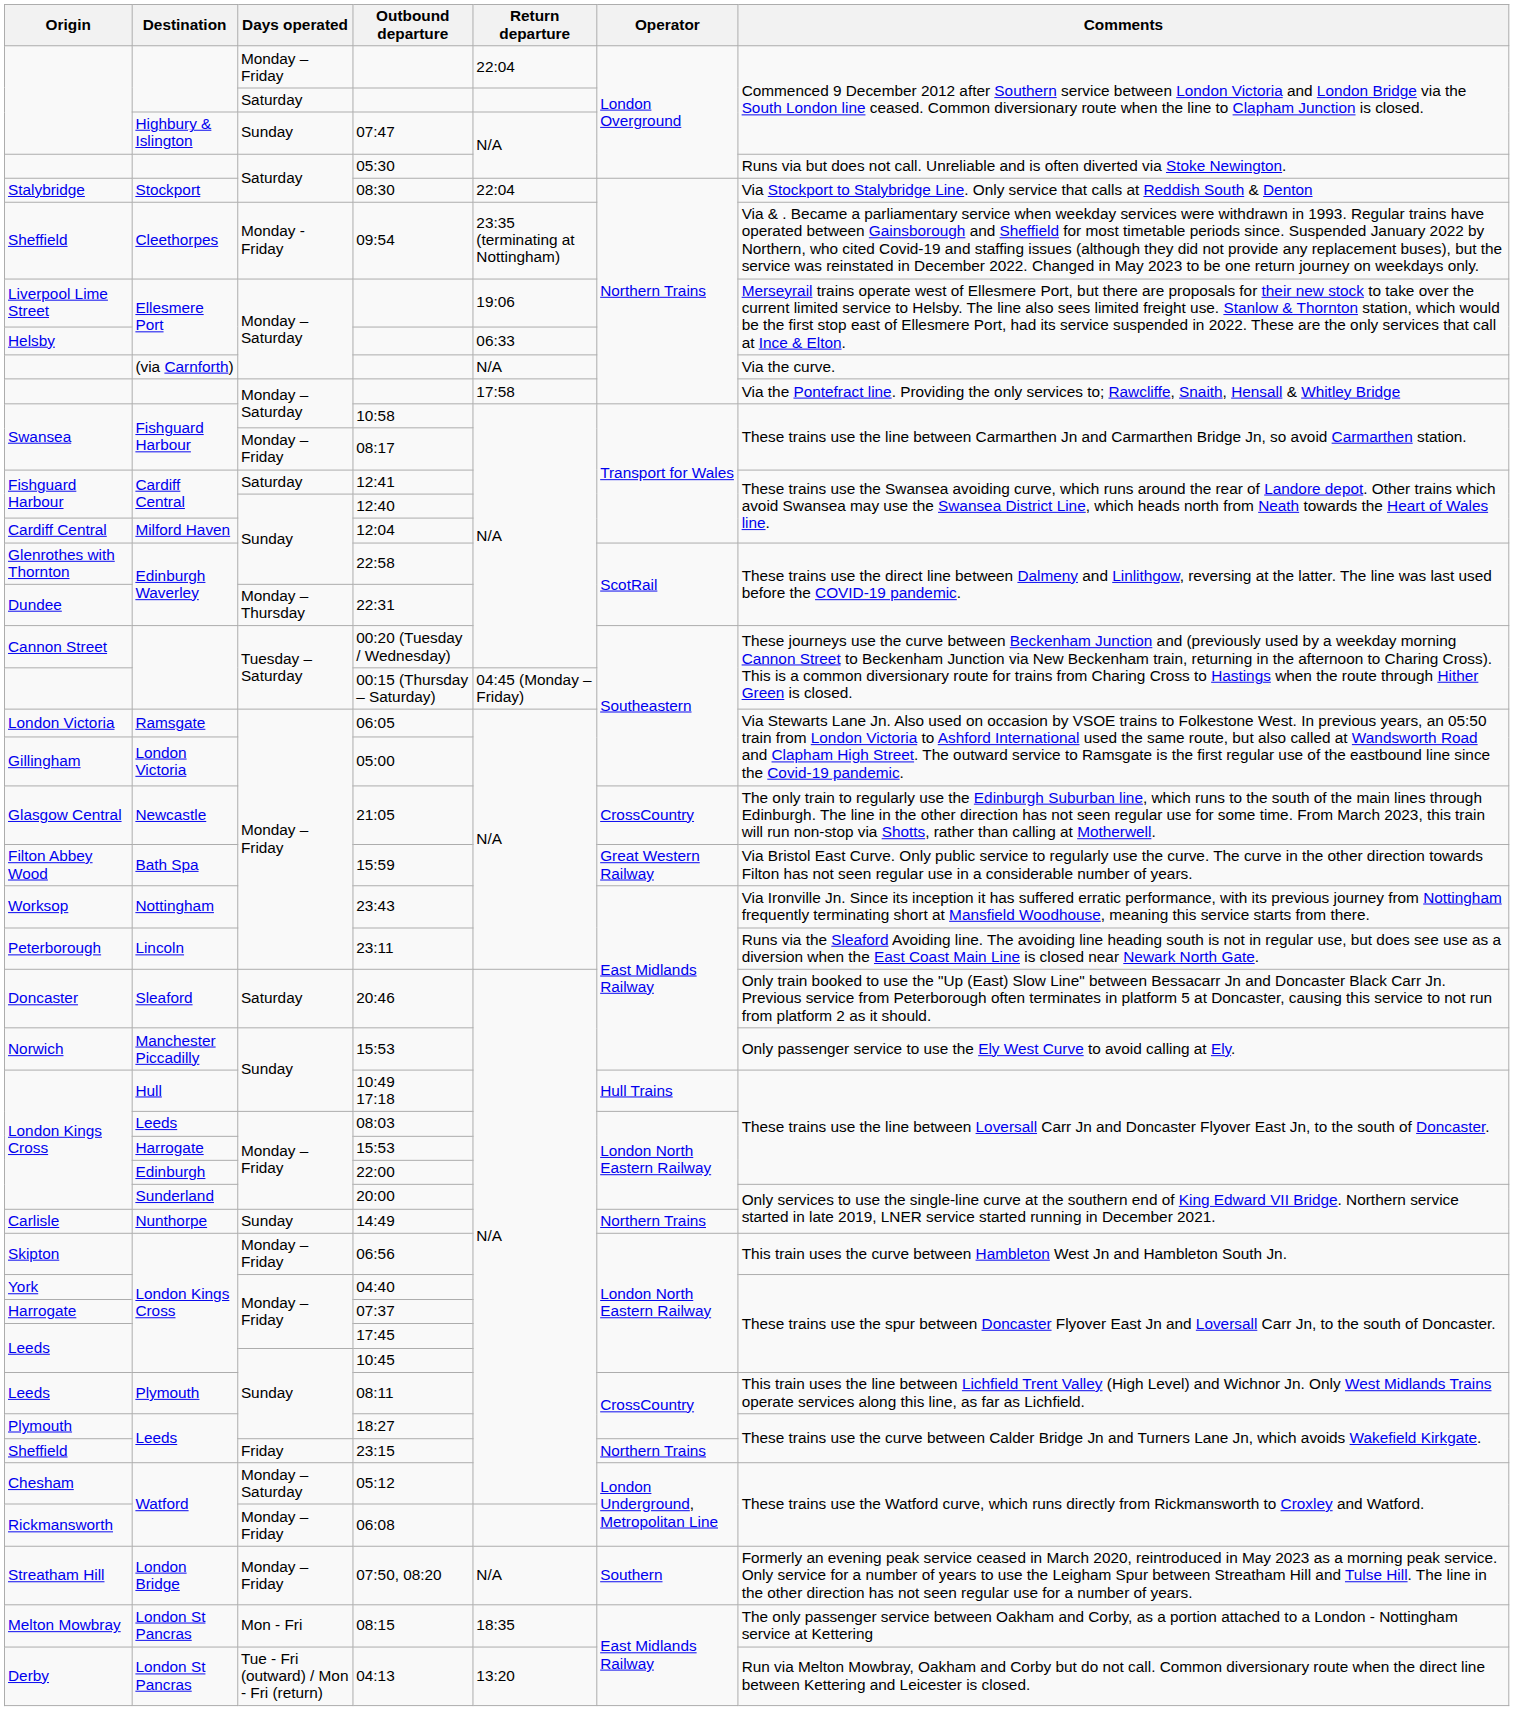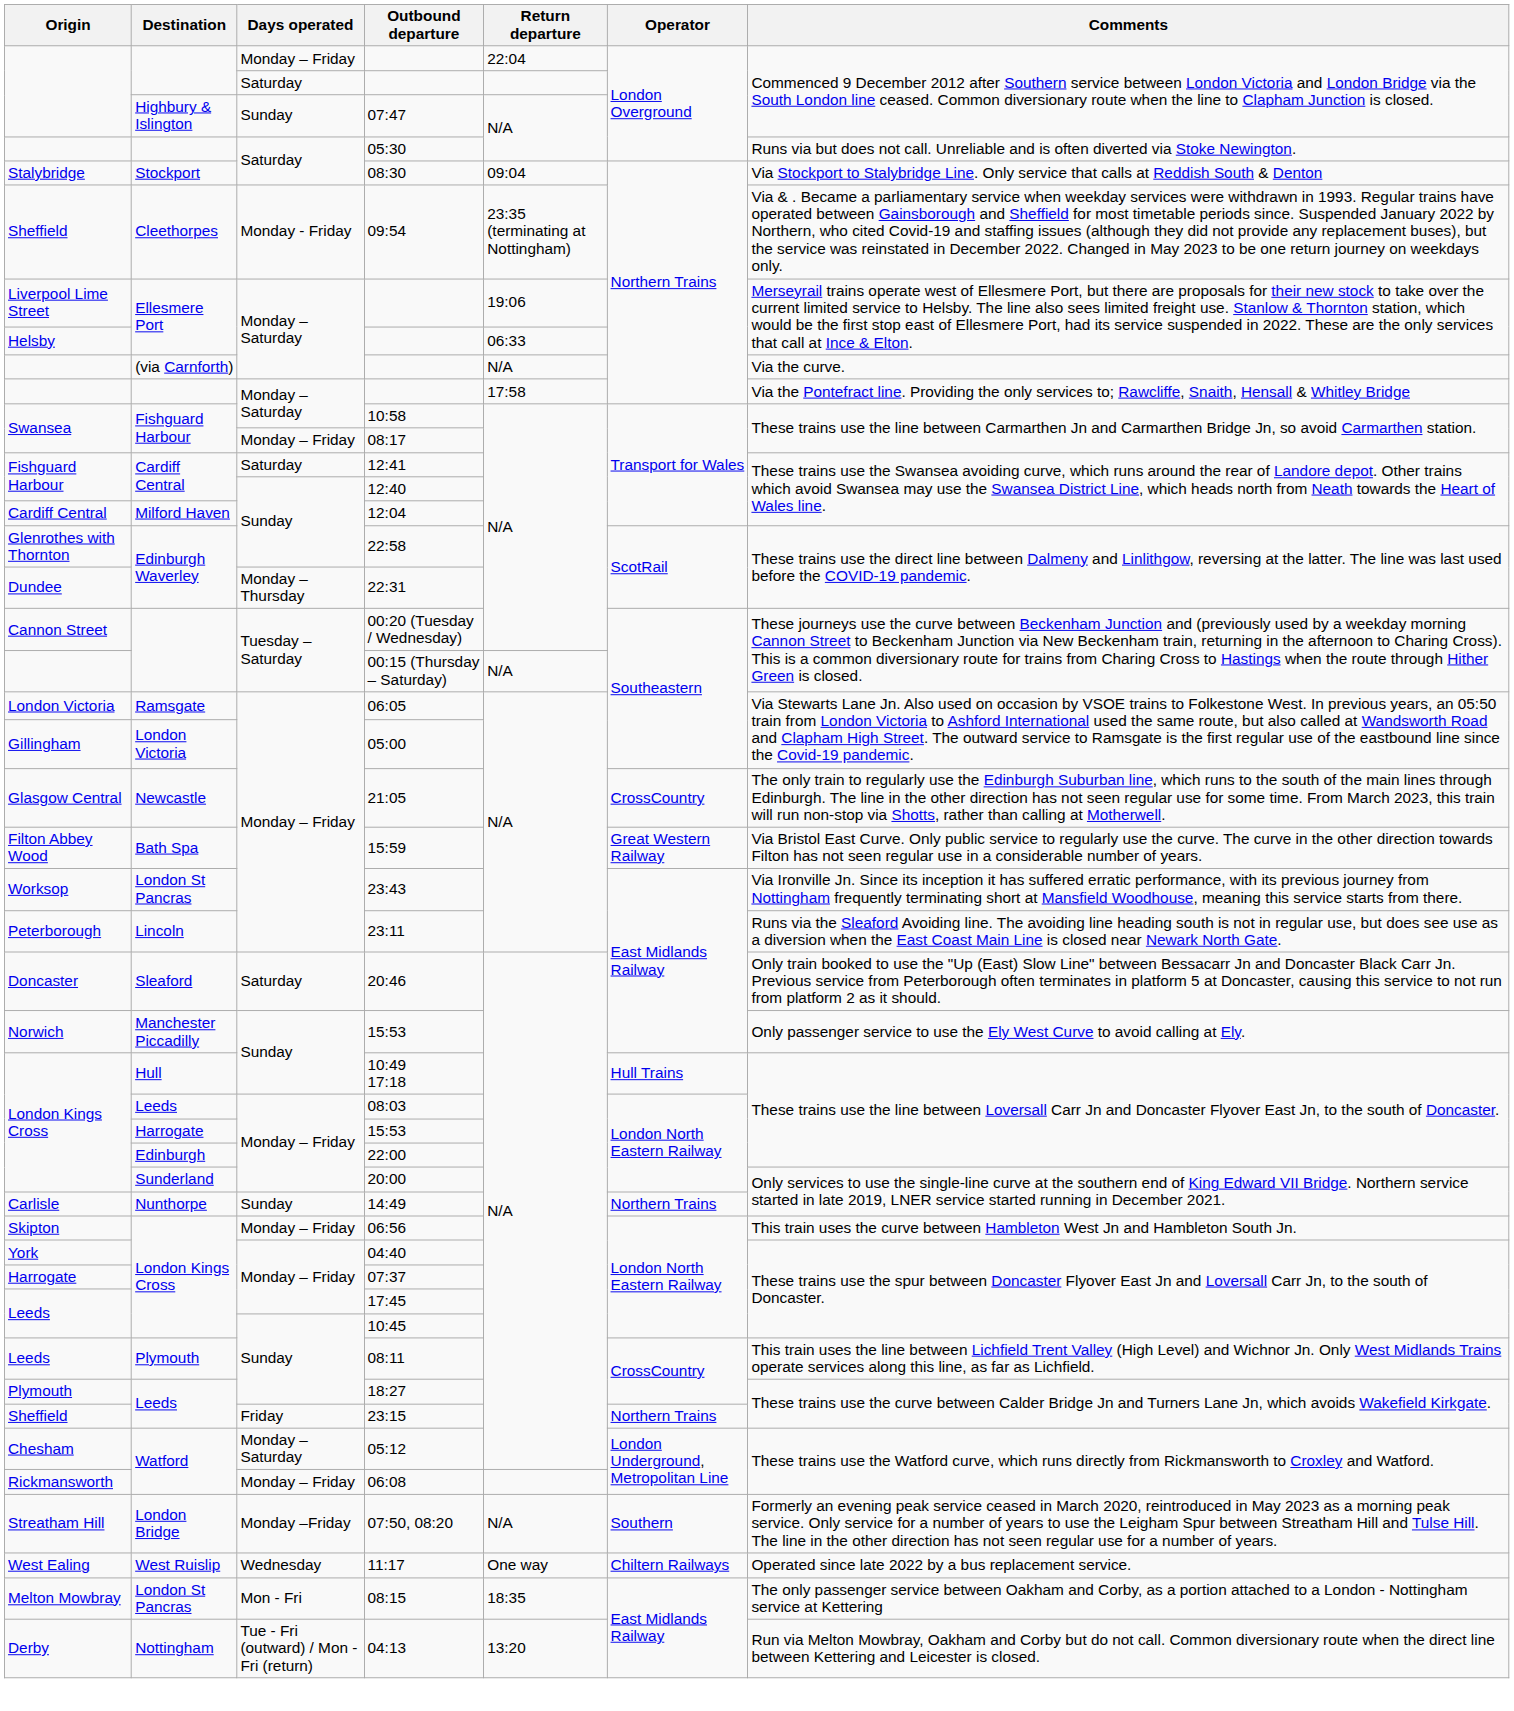(496, 190) 22:04 -> (506, 173) 09:04
(534, 688) 04:45 (Monday – Friday) -> (500, 671) N/A
(175, 906) Nottingham -> (170, 889) London St Pancras
+ row: (49, 1565)
(170, 1676) London St Pancras -> (174, 1648) Nottingham
